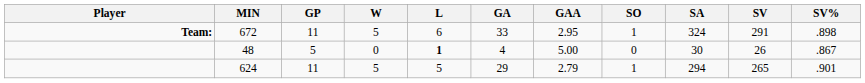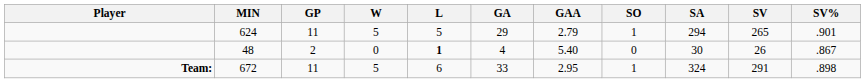rows swapped: (248, 68) <-> (248, 31)
(313, 50) 5 -> (313, 50) 2
(568, 50) 5.00 -> (568, 50) 5.40
